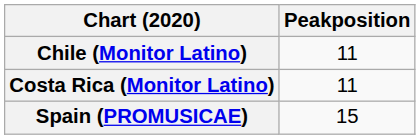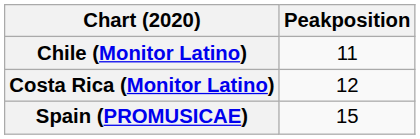(347, 85) 11 -> (347, 85) 12
